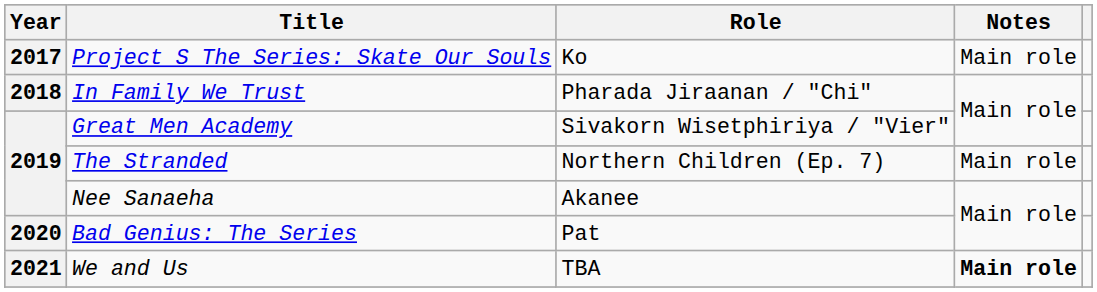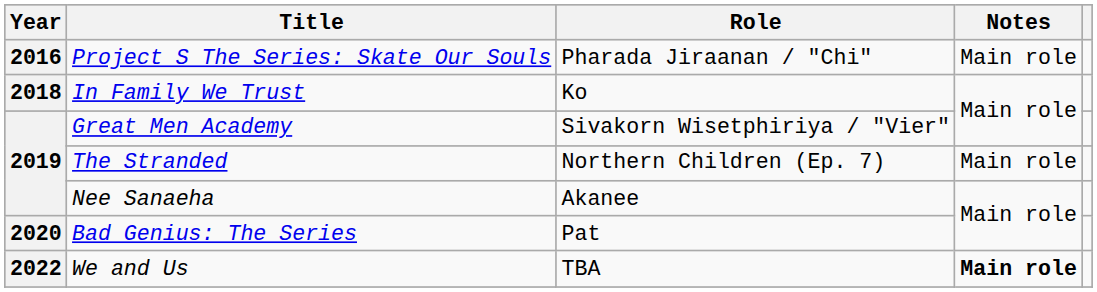(36, 58) 2017 -> (36, 58) 2016
(574, 58) Ko -> (717, 58) Pharada Jiraanan / "Chi"
(717, 93) Pharada Jiraanan / "Chi" -> (574, 93) Ko
(36, 269) 2021 -> (36, 269) 2022
